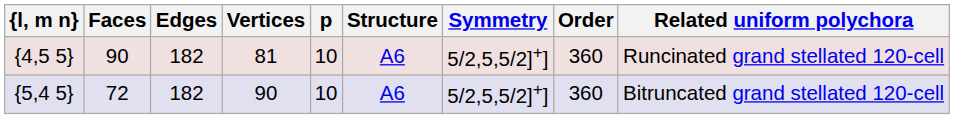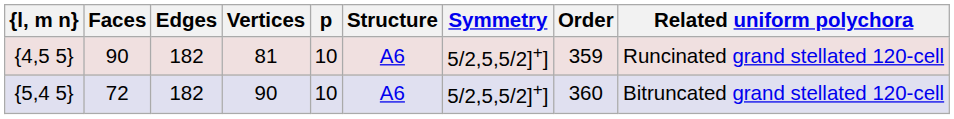(586, 55) 360 -> (586, 55) 359
